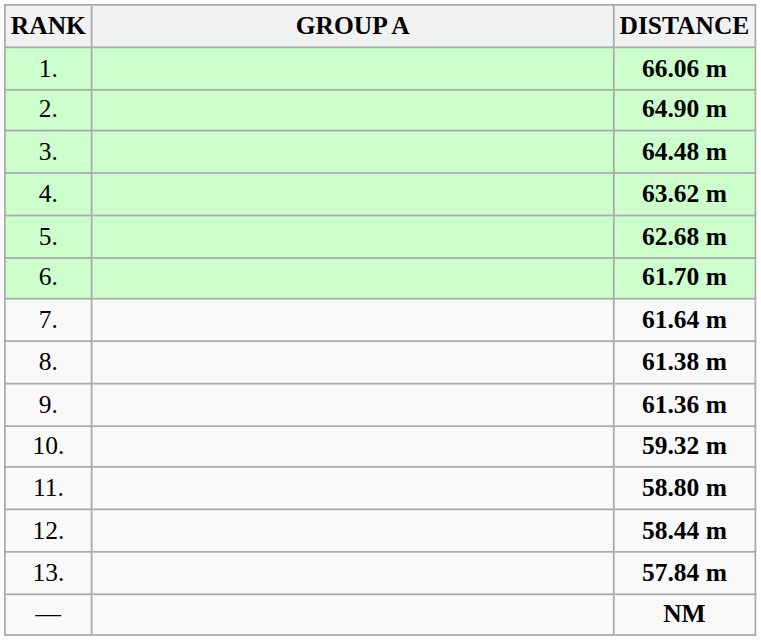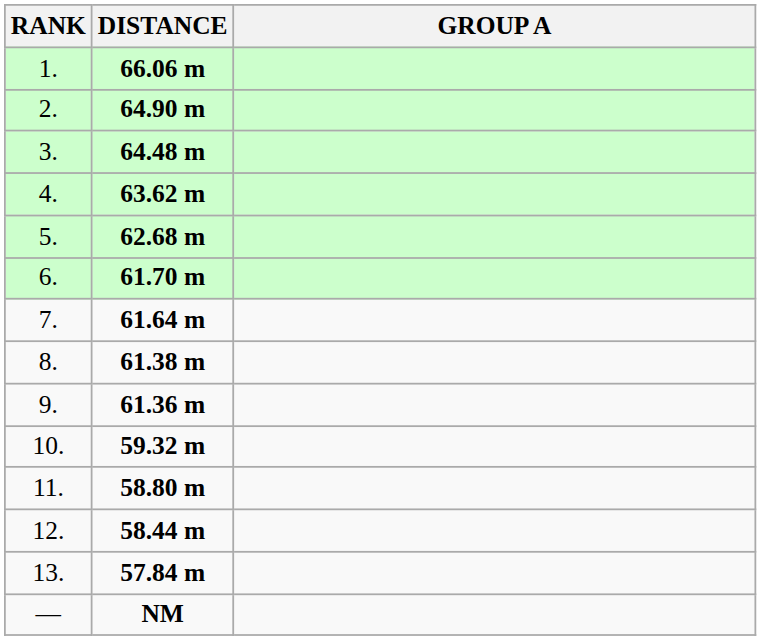columns swapped: (353, 25) <-> (684, 25)
